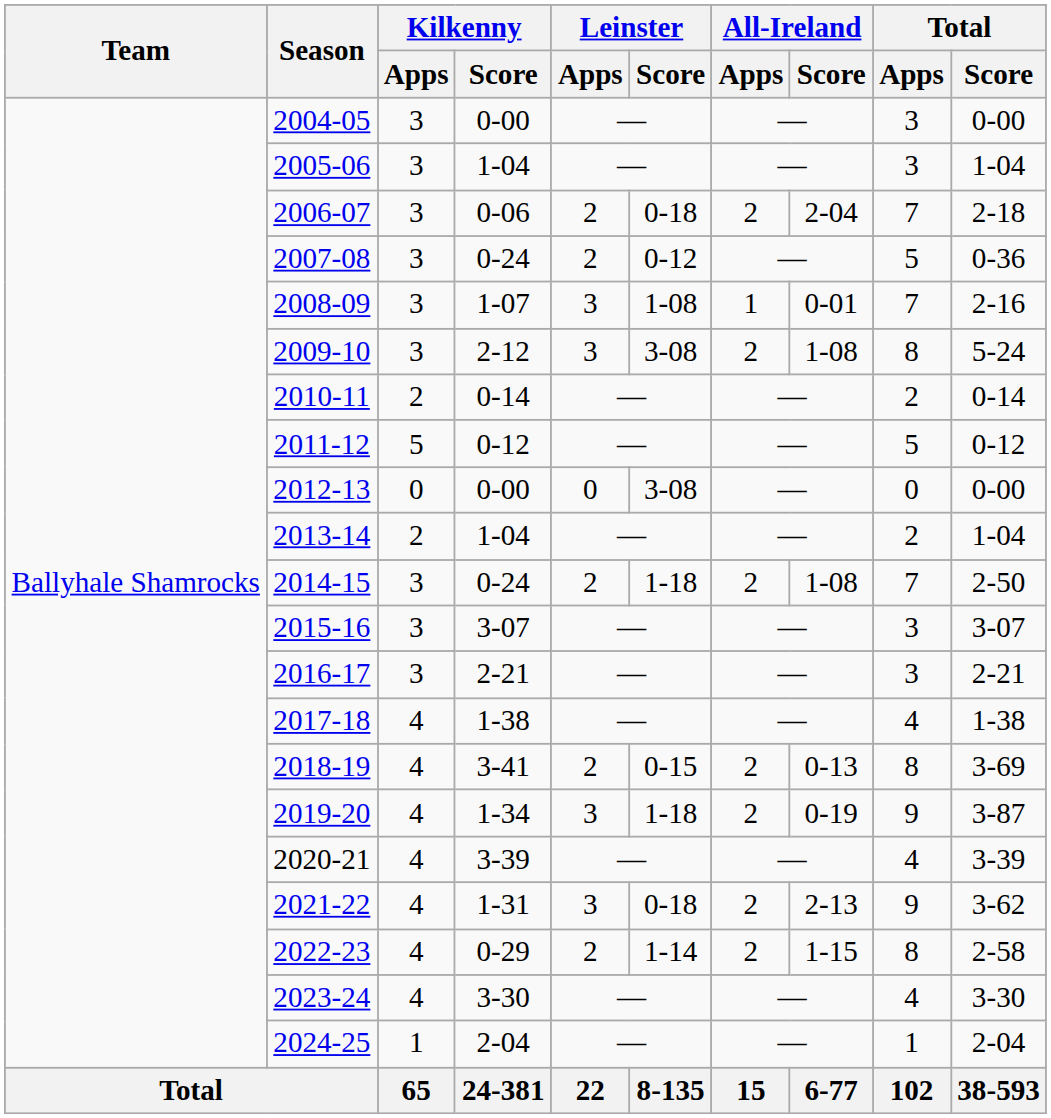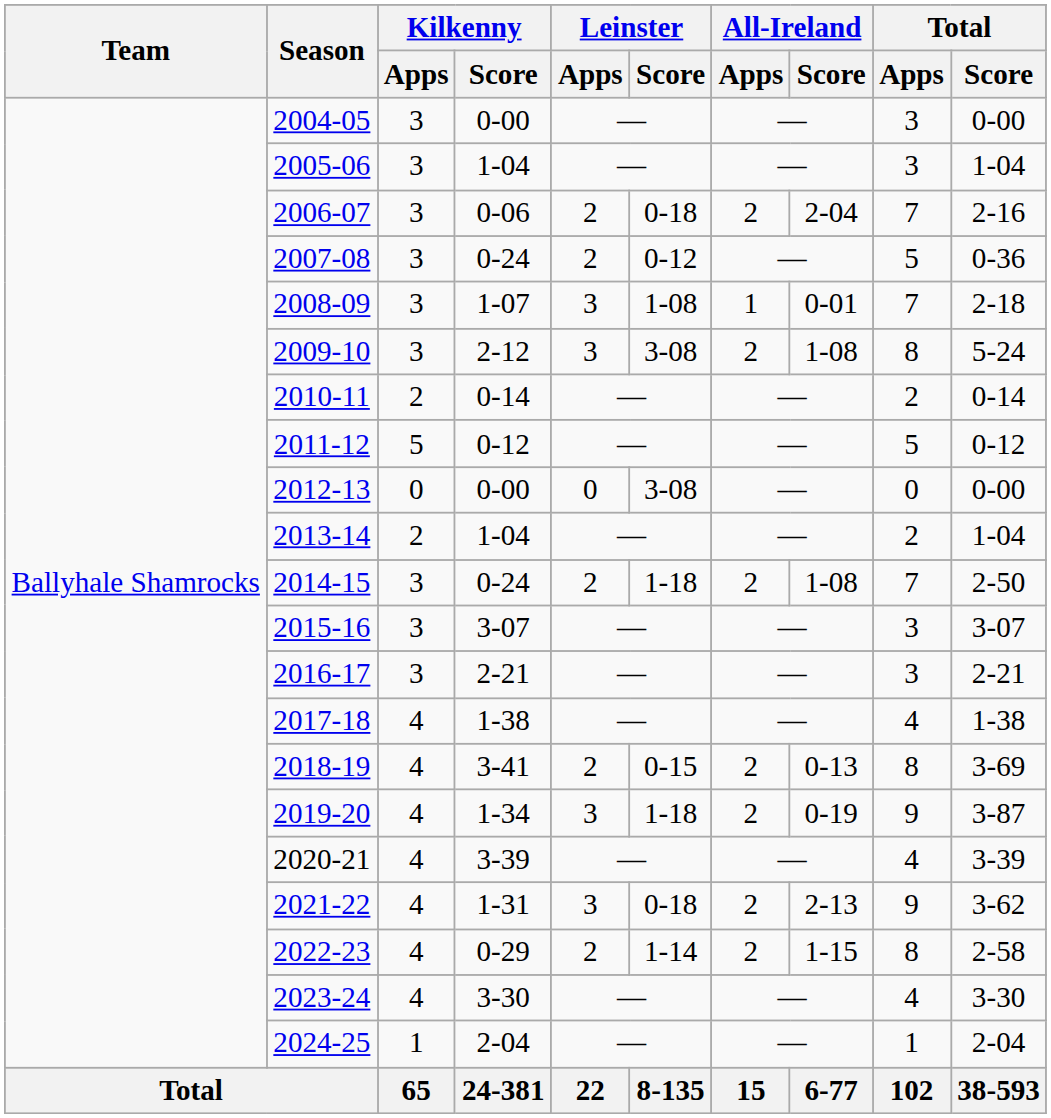(999, 212) 2-18 -> (999, 212) 2-16
(999, 304) 2-16 -> (999, 304) 2-18
